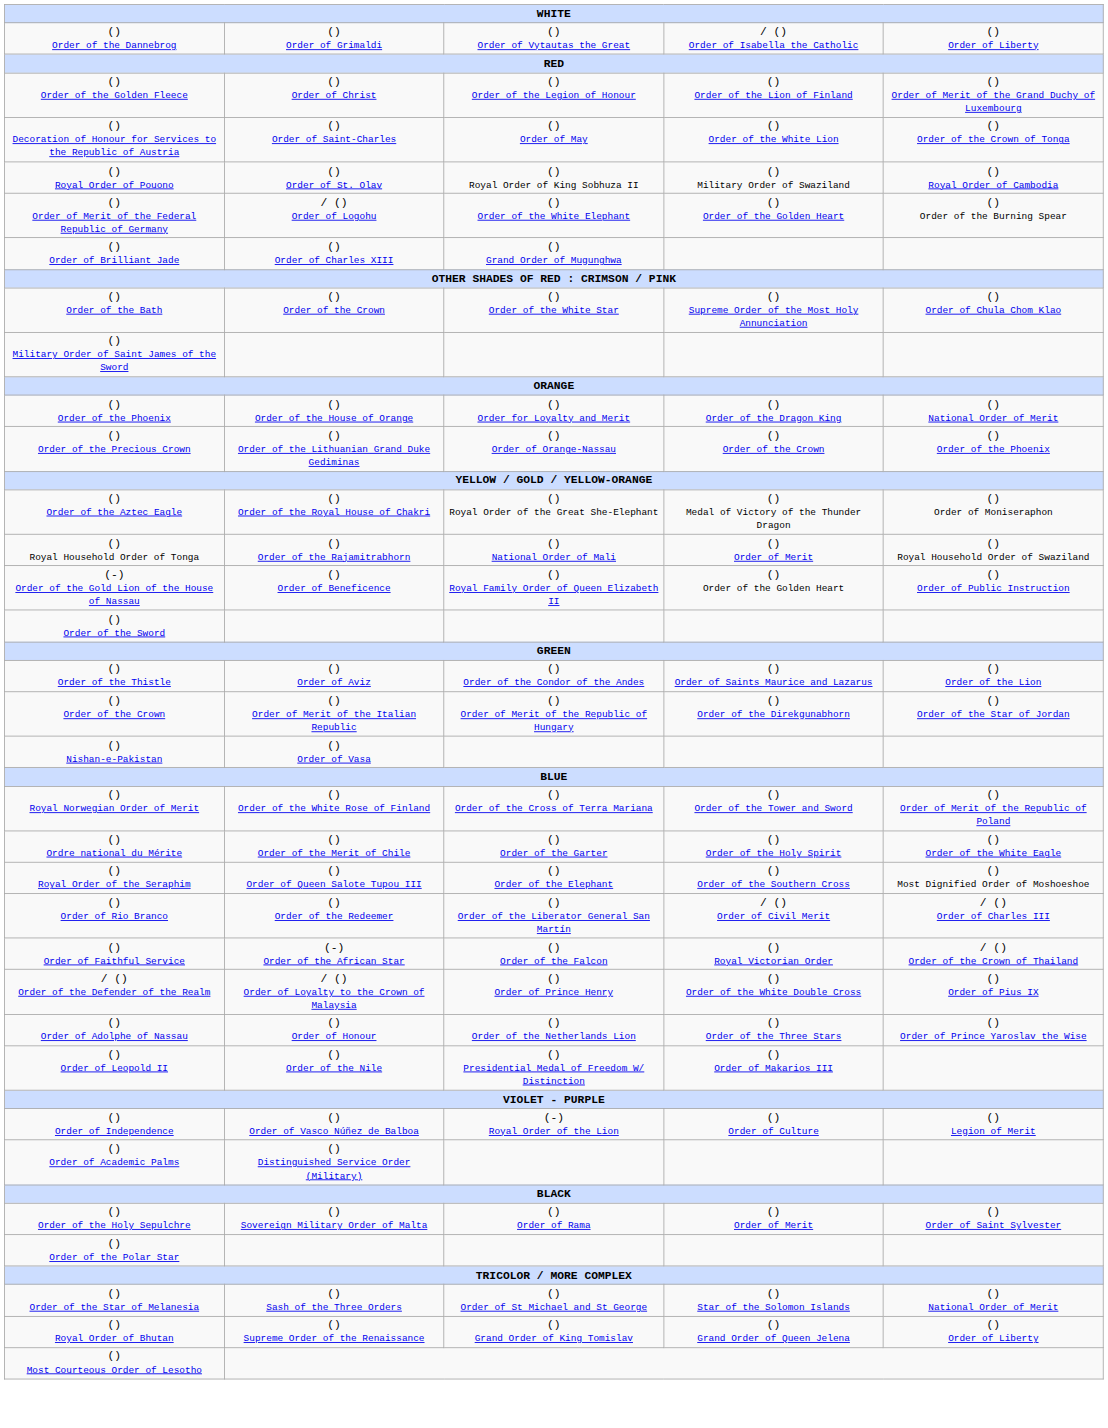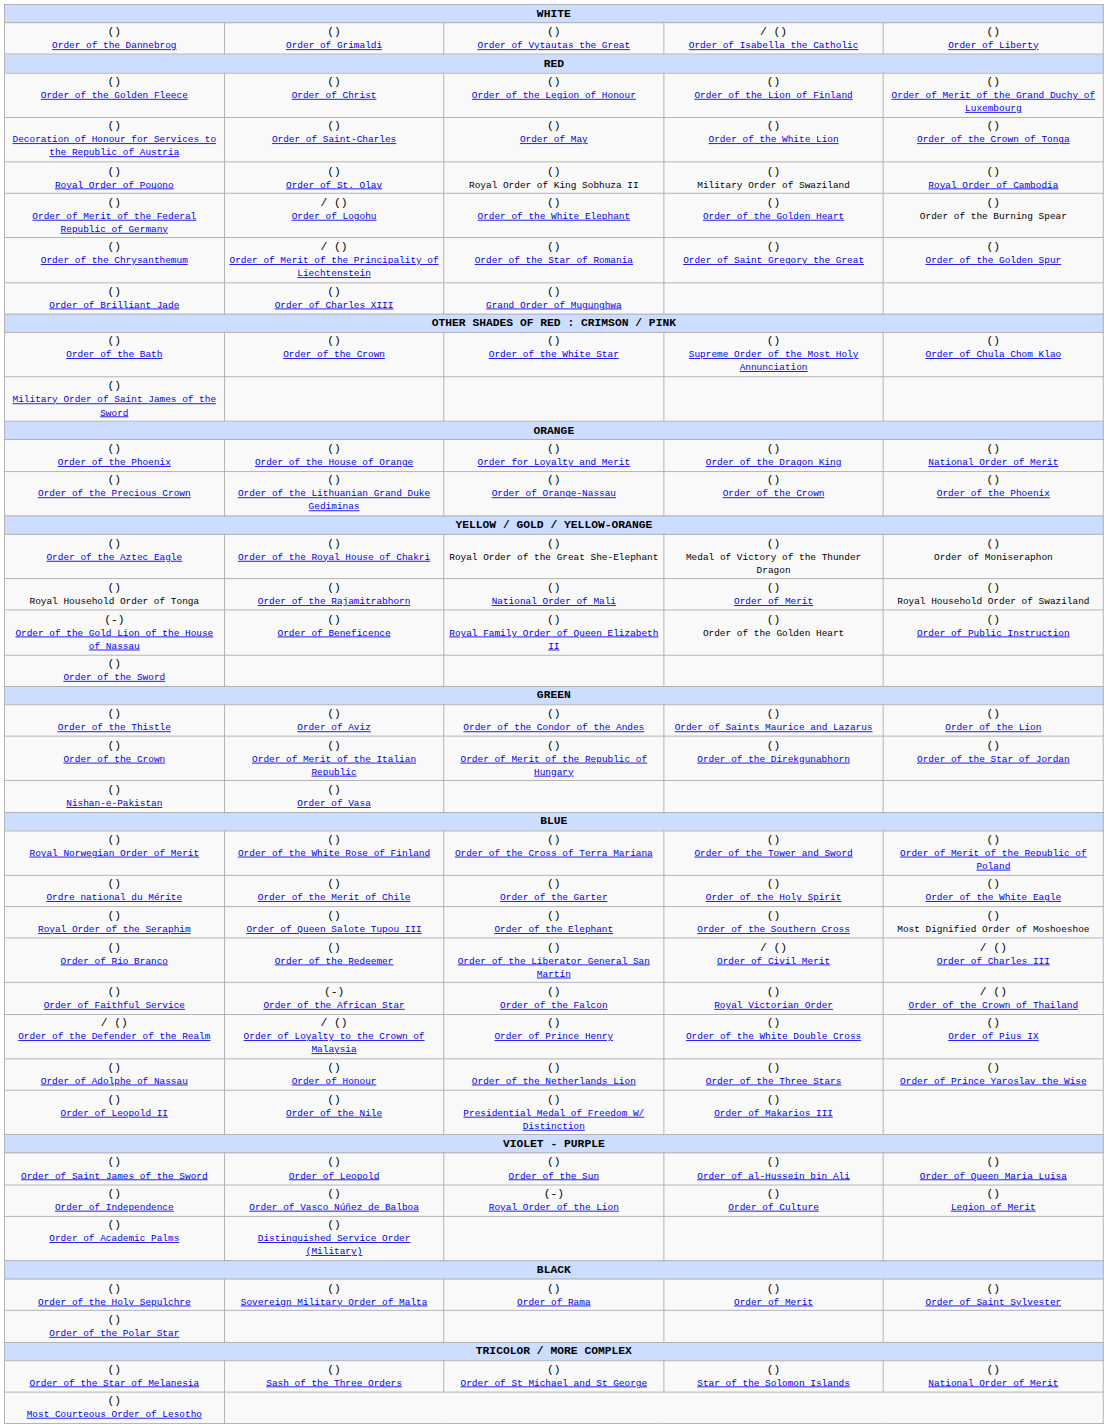+ row: (114, 253)
+ row: (114, 1168)
- row: (114, 1331)
